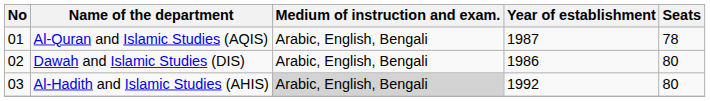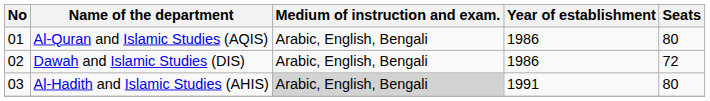(523, 38) 1987 -> (523, 38) 1986
(671, 38) 78 -> (671, 38) 80
(671, 61) 80 -> (671, 61) 72
(523, 84) 1992 -> (523, 84) 1991
